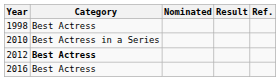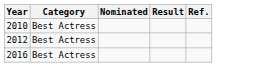- row: (17, 26)
(96, 40) Best Actress in a Series -> (64, 26) Best Actress
(64, 55) bold -> (64, 40) normal
